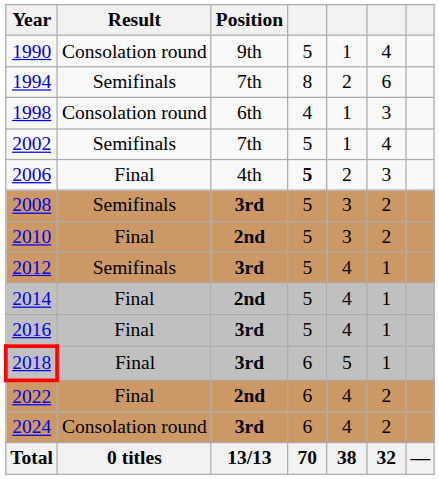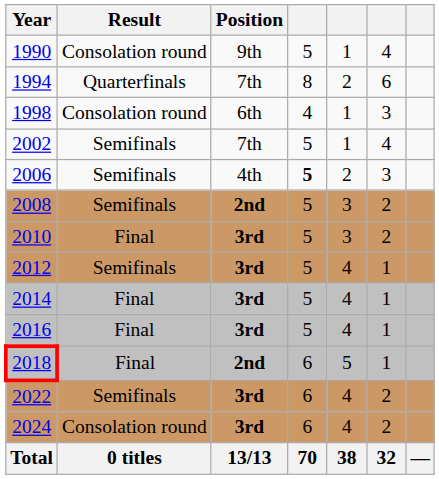(134, 81) Semifinals -> (134, 81) Quarterfinals
(134, 174) Final -> (134, 174) Semifinals
(249, 205) 3rd -> (249, 205) 2nd
(249, 236) 2nd -> (249, 236) 3rd
(249, 298) 2nd -> (249, 298) 3rd
(249, 362) 3rd -> (249, 362) 2nd
(134, 395) Final -> (134, 395) Semifinals
(249, 395) 2nd -> (249, 395) 3rd
